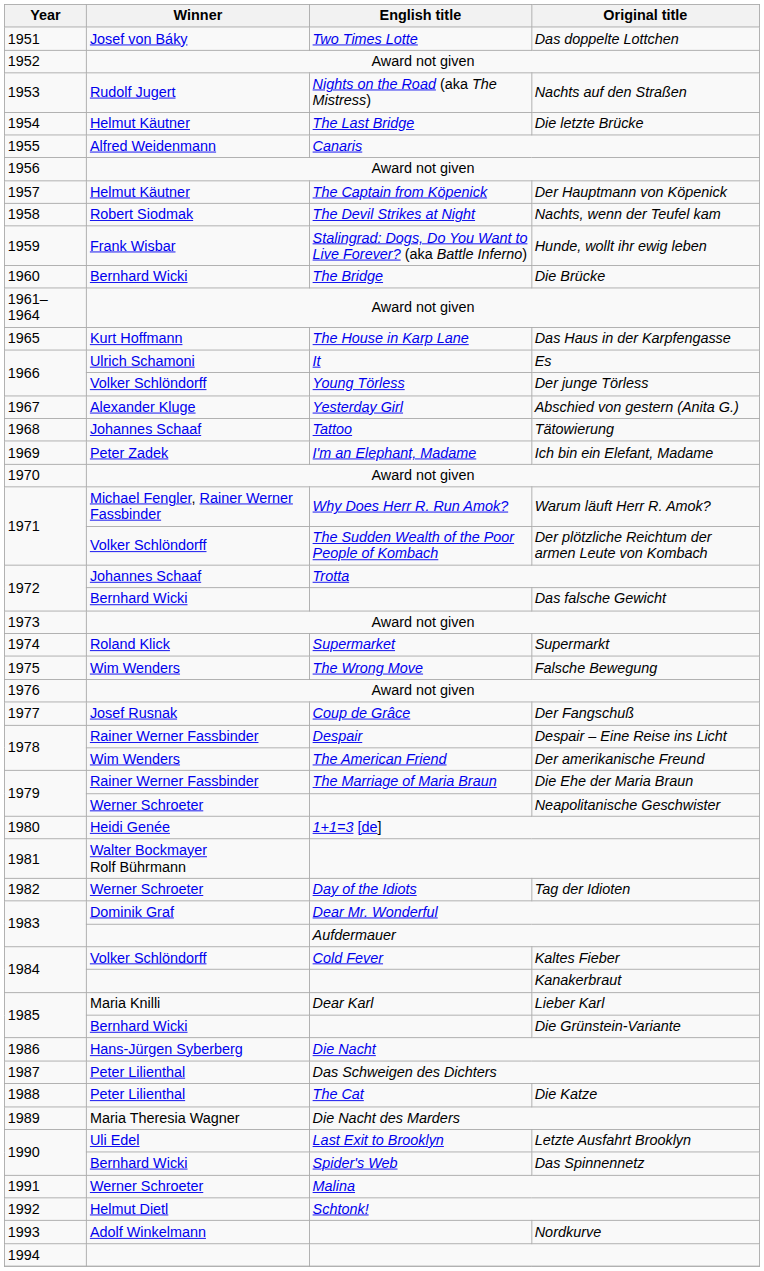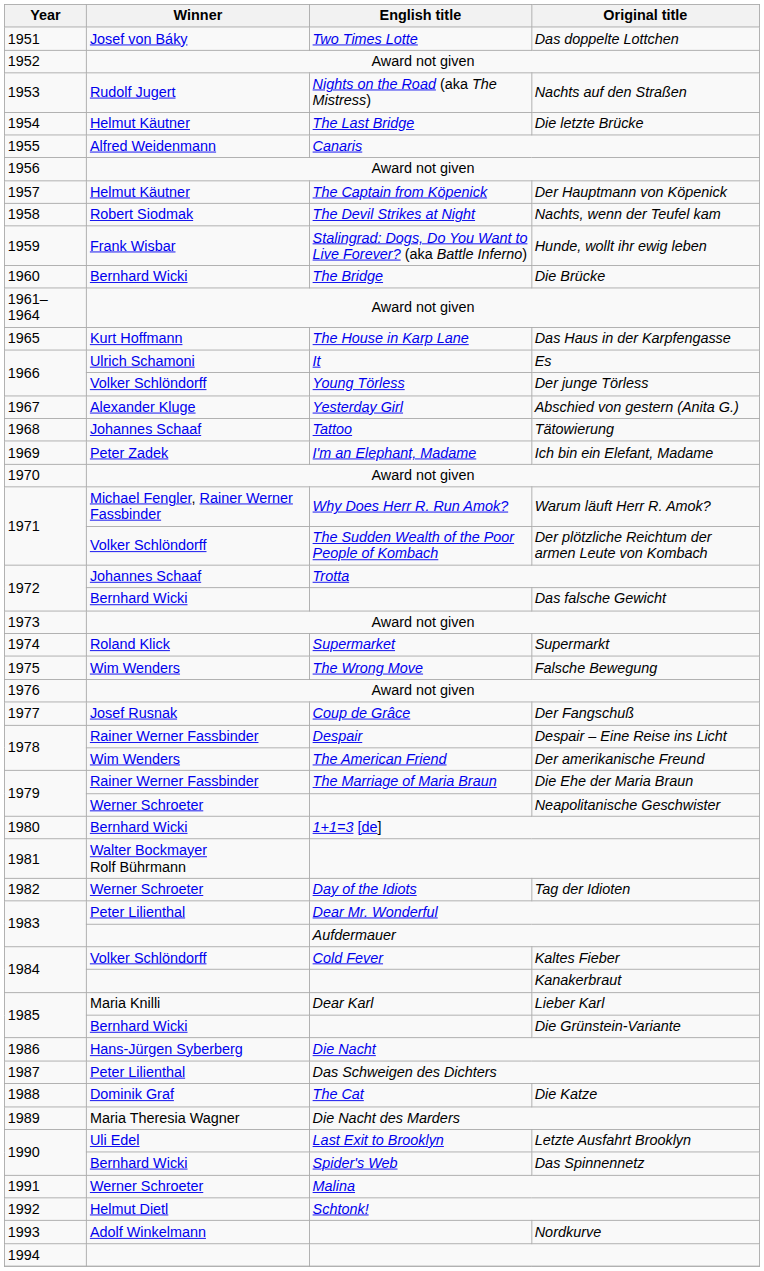(130, 827) Heidi Genée -> (139, 827) Bernhard Wicki
(132, 912) Dominik Graf -> (138, 912) Peter Lilienthal
(138, 1095) Peter Lilienthal -> (132, 1095) Dominik Graf
